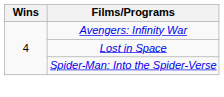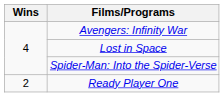+ row: (133, 83)
